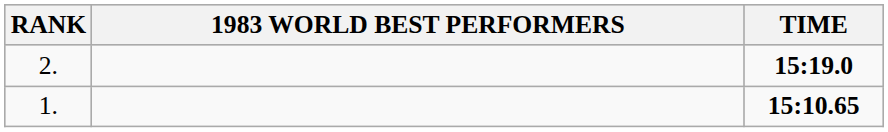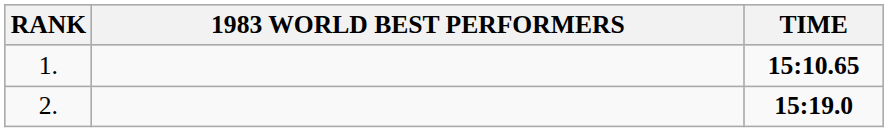rows swapped: (48, 106) <-> (48, 65)
